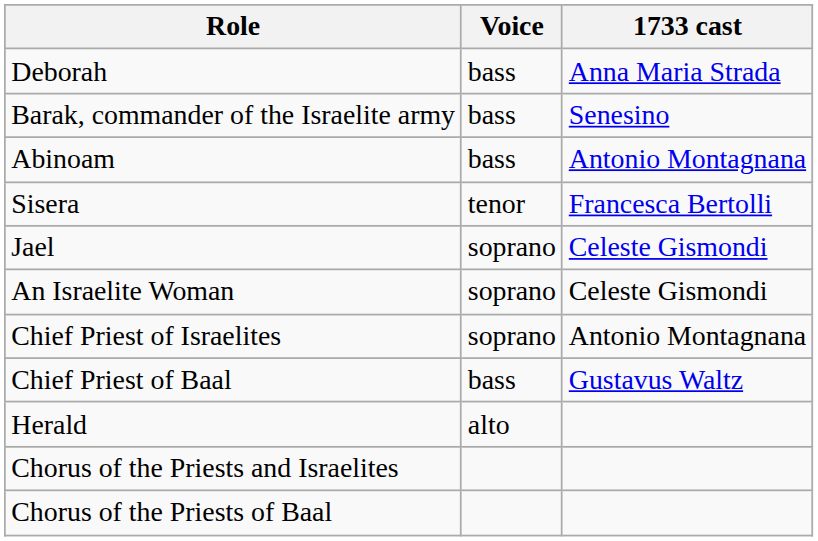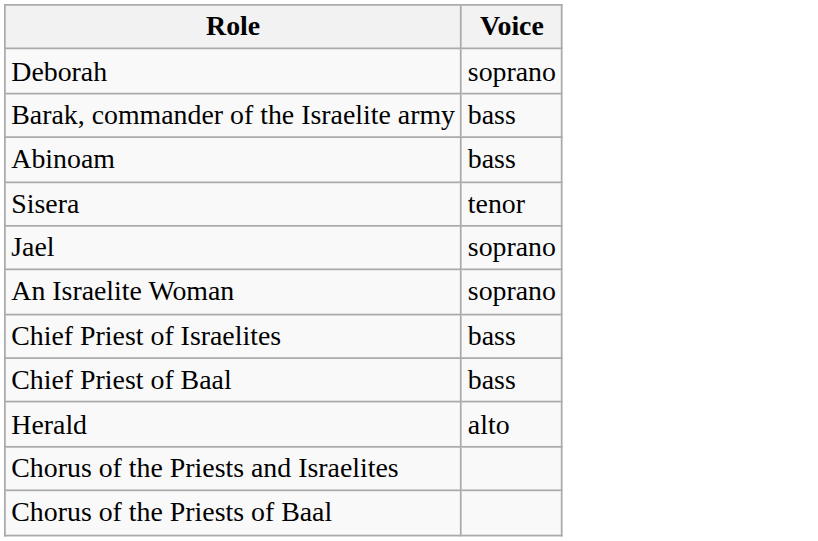- column: (687, 26)
(492, 70) bass -> (512, 70) soprano
(512, 335) soprano -> (492, 335) bass
